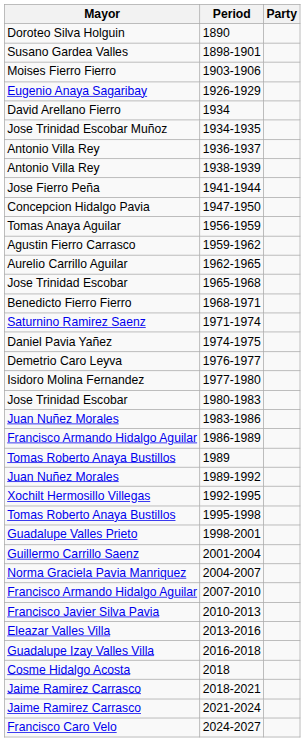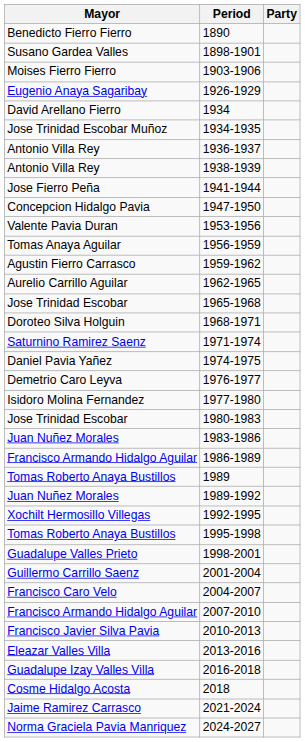(66, 33) Doroteo Silva Holguin -> (69, 33) Benedicto Fierro Fierro
+ row: (232, 226)
(69, 303) Benedicto Fierro Fierro -> (66, 322) Doroteo Silva Holguin
(97, 573) Norma Graciela Pavia Manriquez -> (62, 592) Francisco Caro Velo
- row: (232, 689)
(62, 727) Francisco Caro Velo -> (97, 727) Norma Graciela Pavia Manriquez
